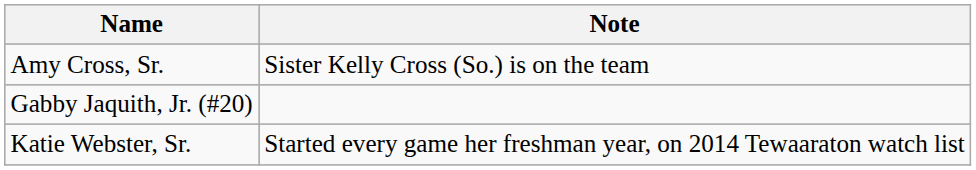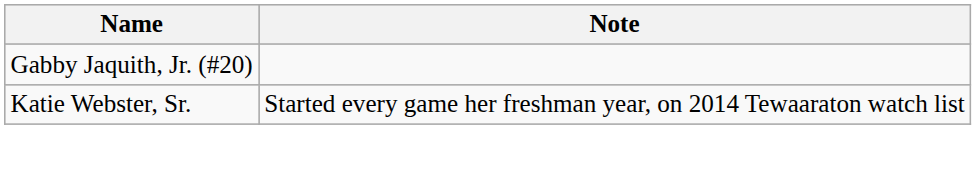- row: (87, 64)
